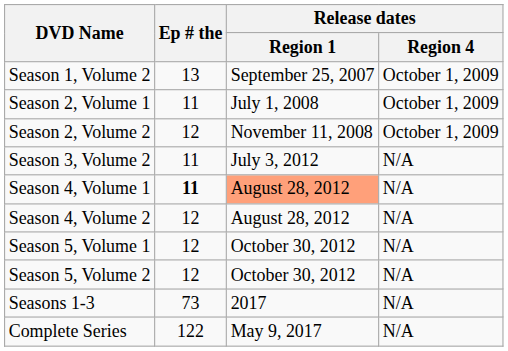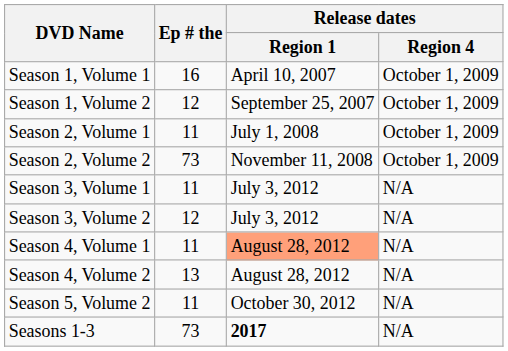+ row: (80, 75)
(191, 75) 13 -> (191, 103) 12
(191, 132) 12 -> (191, 160) 73
+ row: (80, 189)
(191, 160) 11 -> (191, 217) 12
(191, 189) bold -> (191, 246) normal
(191, 217) 12 -> (191, 274) 13
- row: (80, 246)
(191, 274) 12 -> (191, 302) 11
(249, 302) normal -> (249, 331) bold
- row: (68, 331)
